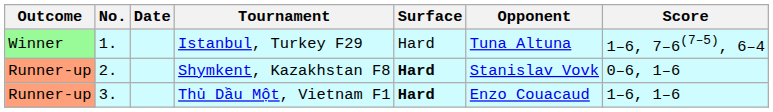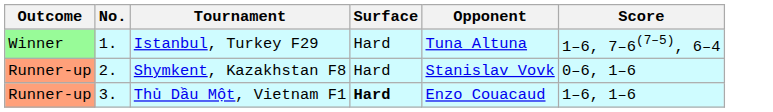- column: (152, 16)
(416, 70) bold -> (372, 70) normal
